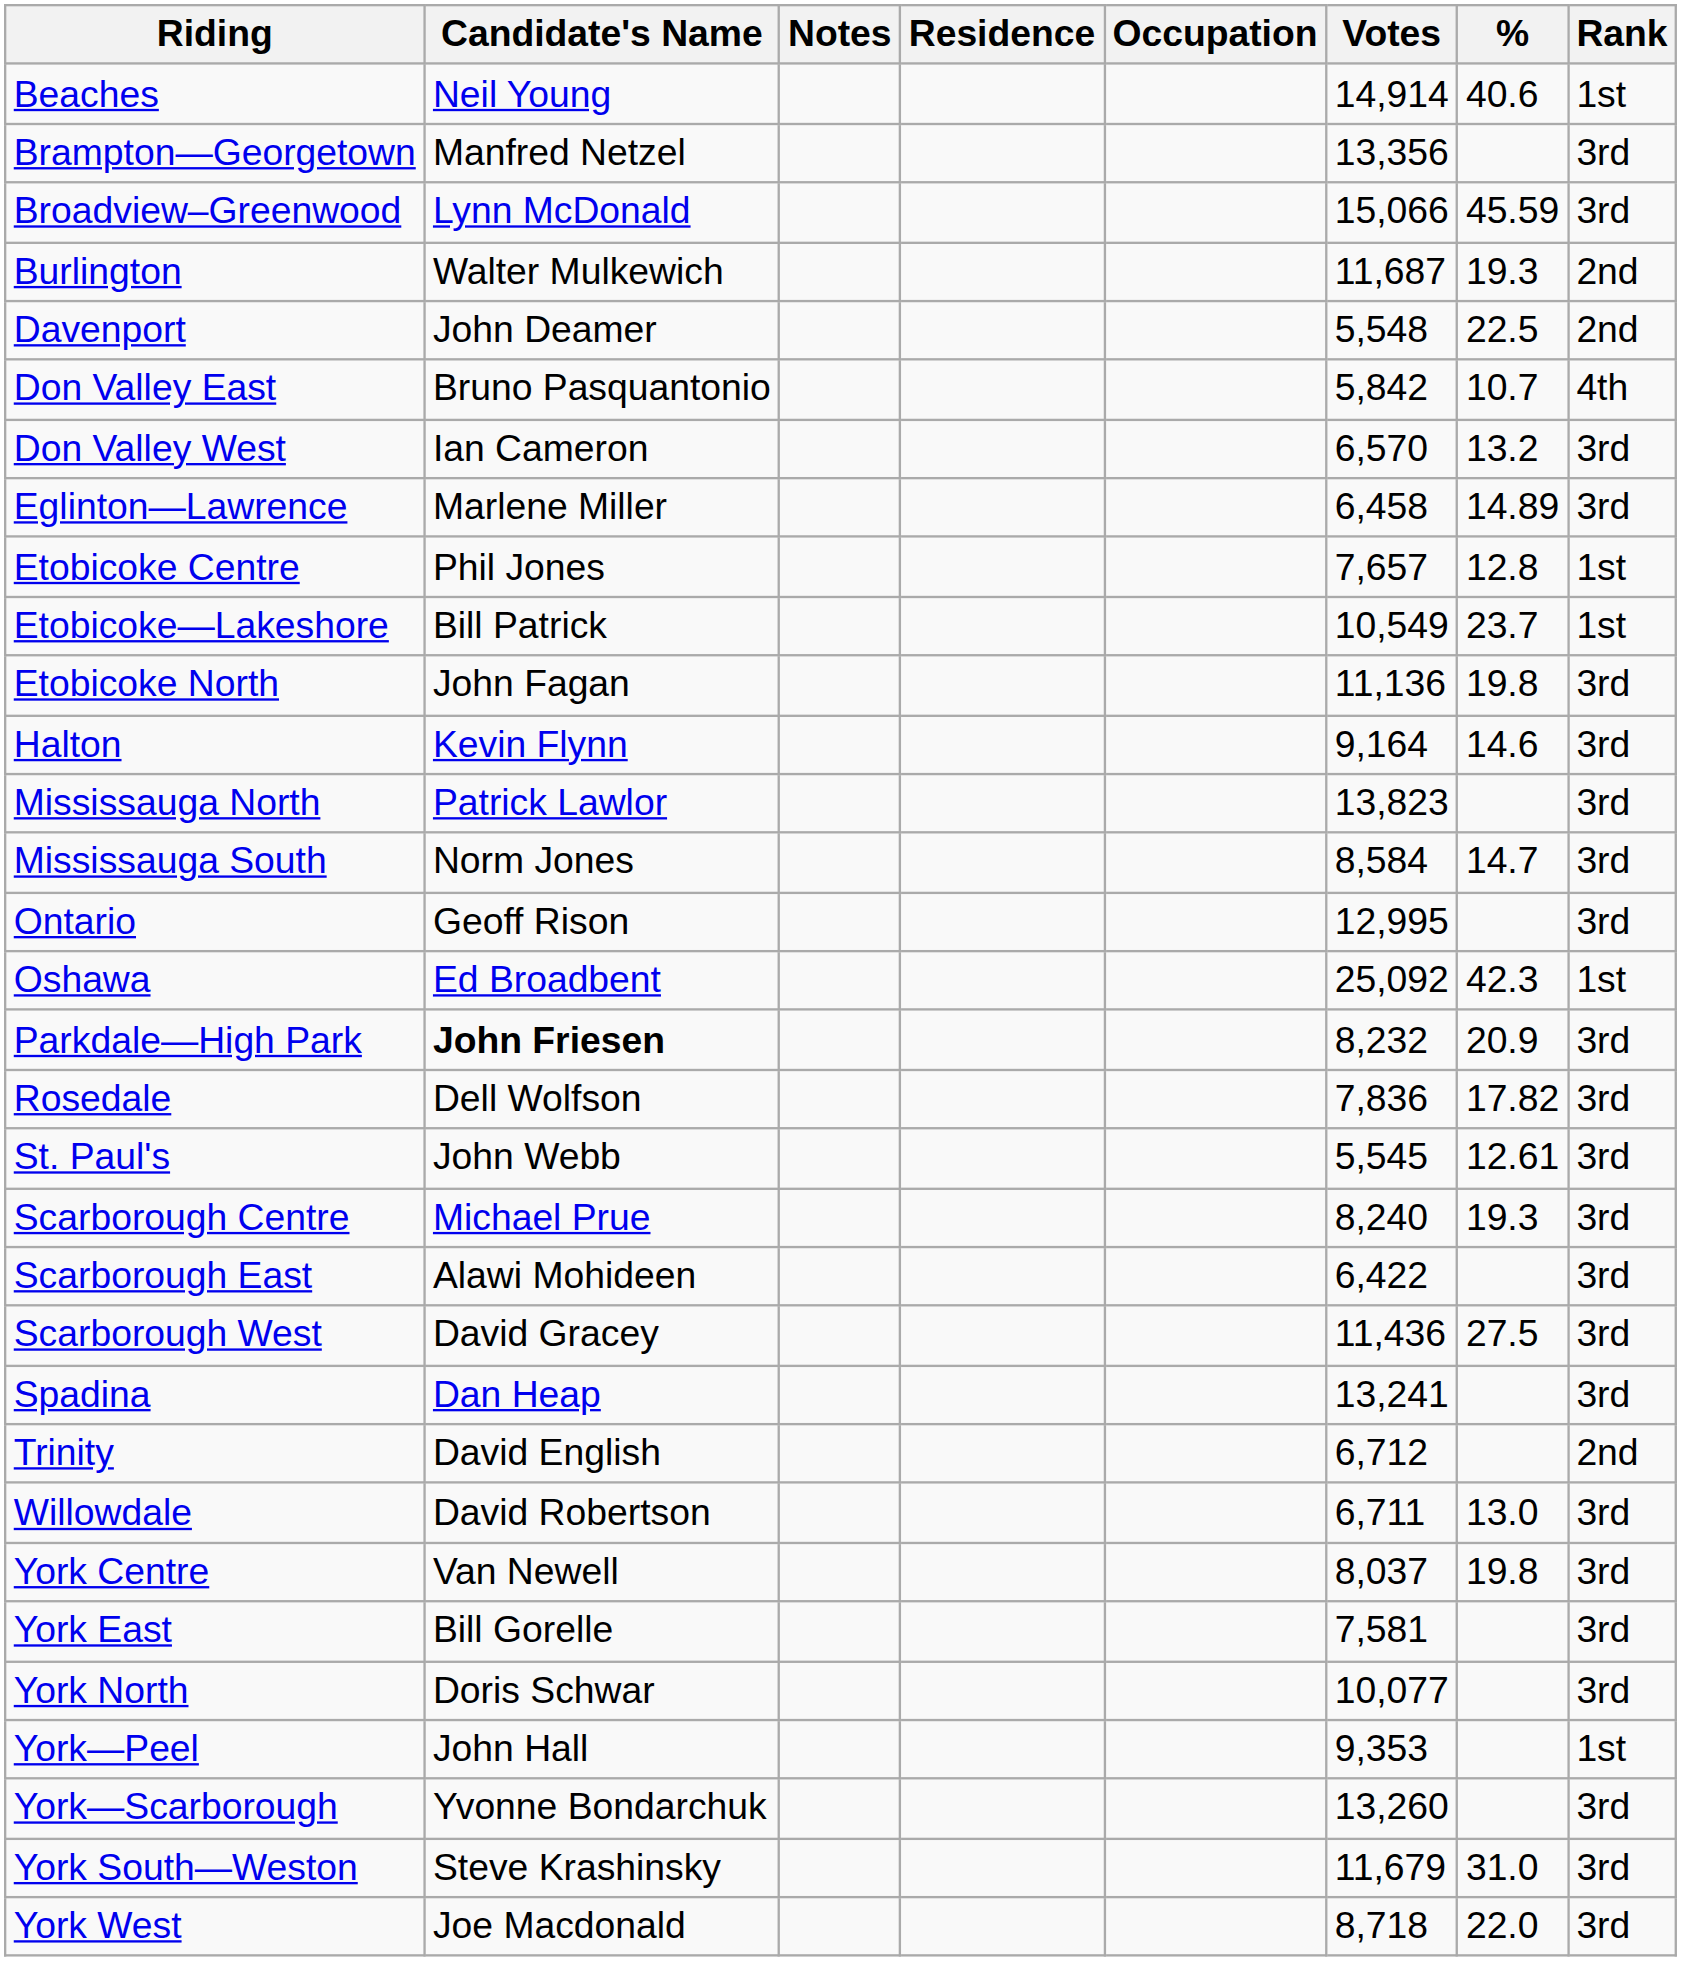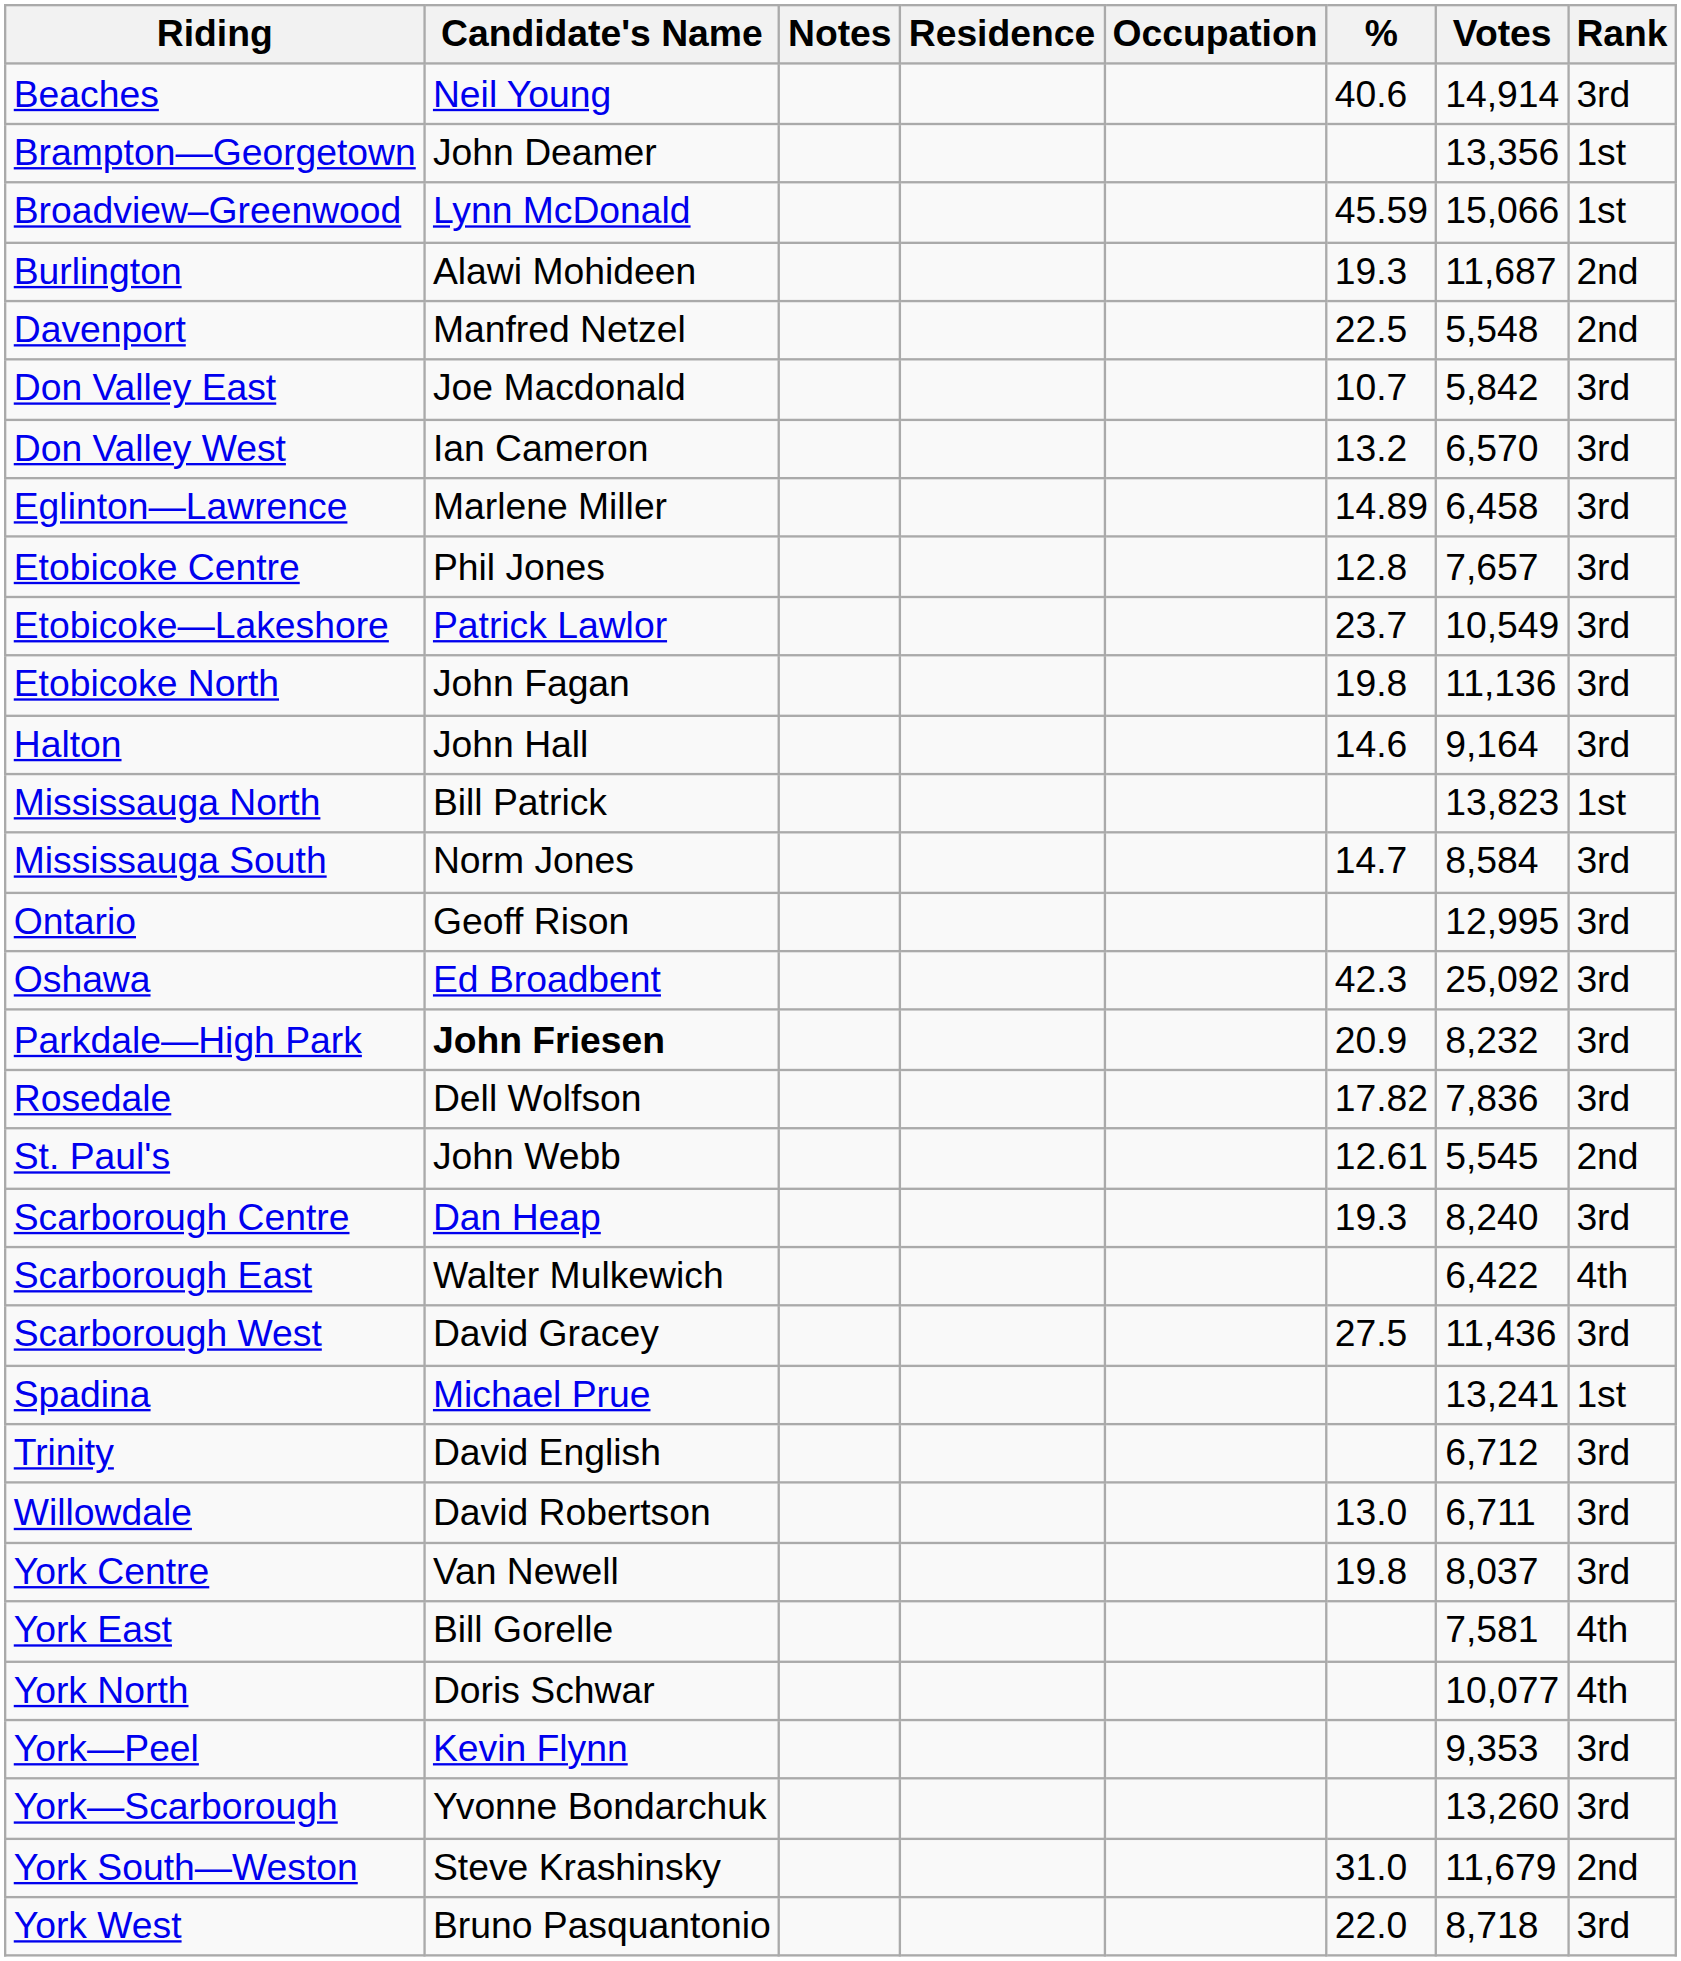columns swapped: (1392, 34) <-> (1513, 34)
(1601, 93) 1st -> (1603, 93) 3rd
(559, 152) Manfred Netzel -> (545, 152) John Deamer
(1603, 152) 3rd -> (1601, 152) 1st
(1603, 211) 3rd -> (1601, 211) 1st
(578, 270) Walter Mulkewich -> (565, 270) Alawi Mohideen
(545, 329) John Deamer -> (559, 329) Manfred Netzel
(602, 388) Bruno Pasquantonio -> (559, 388) Joe Macdonald
(1602, 388) 4th -> (1603, 388) 3rd
(1601, 566) 1st -> (1603, 566) 3rd
(520, 625) Bill Patrick -> (550, 625) Patrick Lawlor
(1601, 625) 1st -> (1603, 625) 3rd
(530, 743) Kevin Flynn -> (511, 743) John Hall
(550, 802) Patrick Lawlor -> (520, 802) Bill Patrick
(1603, 802) 3rd -> (1601, 802) 1st
(1601, 980) 1st -> (1603, 980) 3rd
(1603, 1157) 3rd -> (1607, 1157) 2nd
(542, 1216) Michael Prue -> (517, 1216) Dan Heap
(565, 1275) Alawi Mohideen -> (578, 1275) Walter Mulkewich
(1603, 1275) 3rd -> (1602, 1275) 4th
(517, 1393) Dan Heap -> (542, 1393) Michael Prue
(1603, 1393) 3rd -> (1601, 1393) 1st
(1607, 1453) 2nd -> (1603, 1453) 3rd
(1603, 1630) 3rd -> (1602, 1630) 4th
(1603, 1689) 3rd -> (1602, 1689) 4th
(511, 1748) John Hall -> (530, 1748) Kevin Flynn
(1601, 1748) 1st -> (1603, 1748) 3rd
(1603, 1866) 3rd -> (1607, 1866) 2nd
(559, 1926) Joe Macdonald -> (602, 1926) Bruno Pasquantonio
